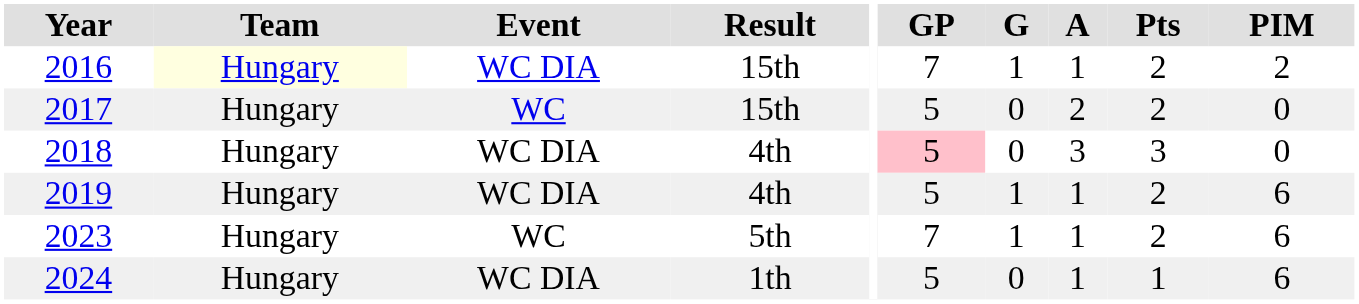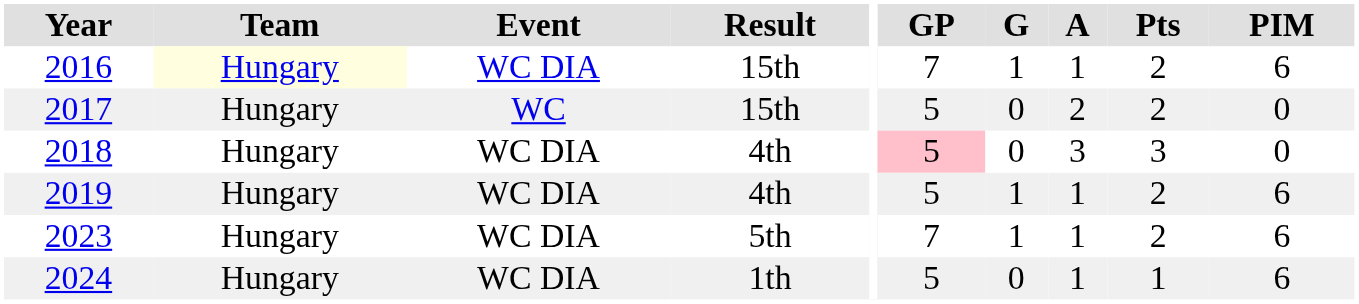(1282, 66) 2 -> (1282, 66) 6
(539, 235) WC -> (539, 235) WC DIA
